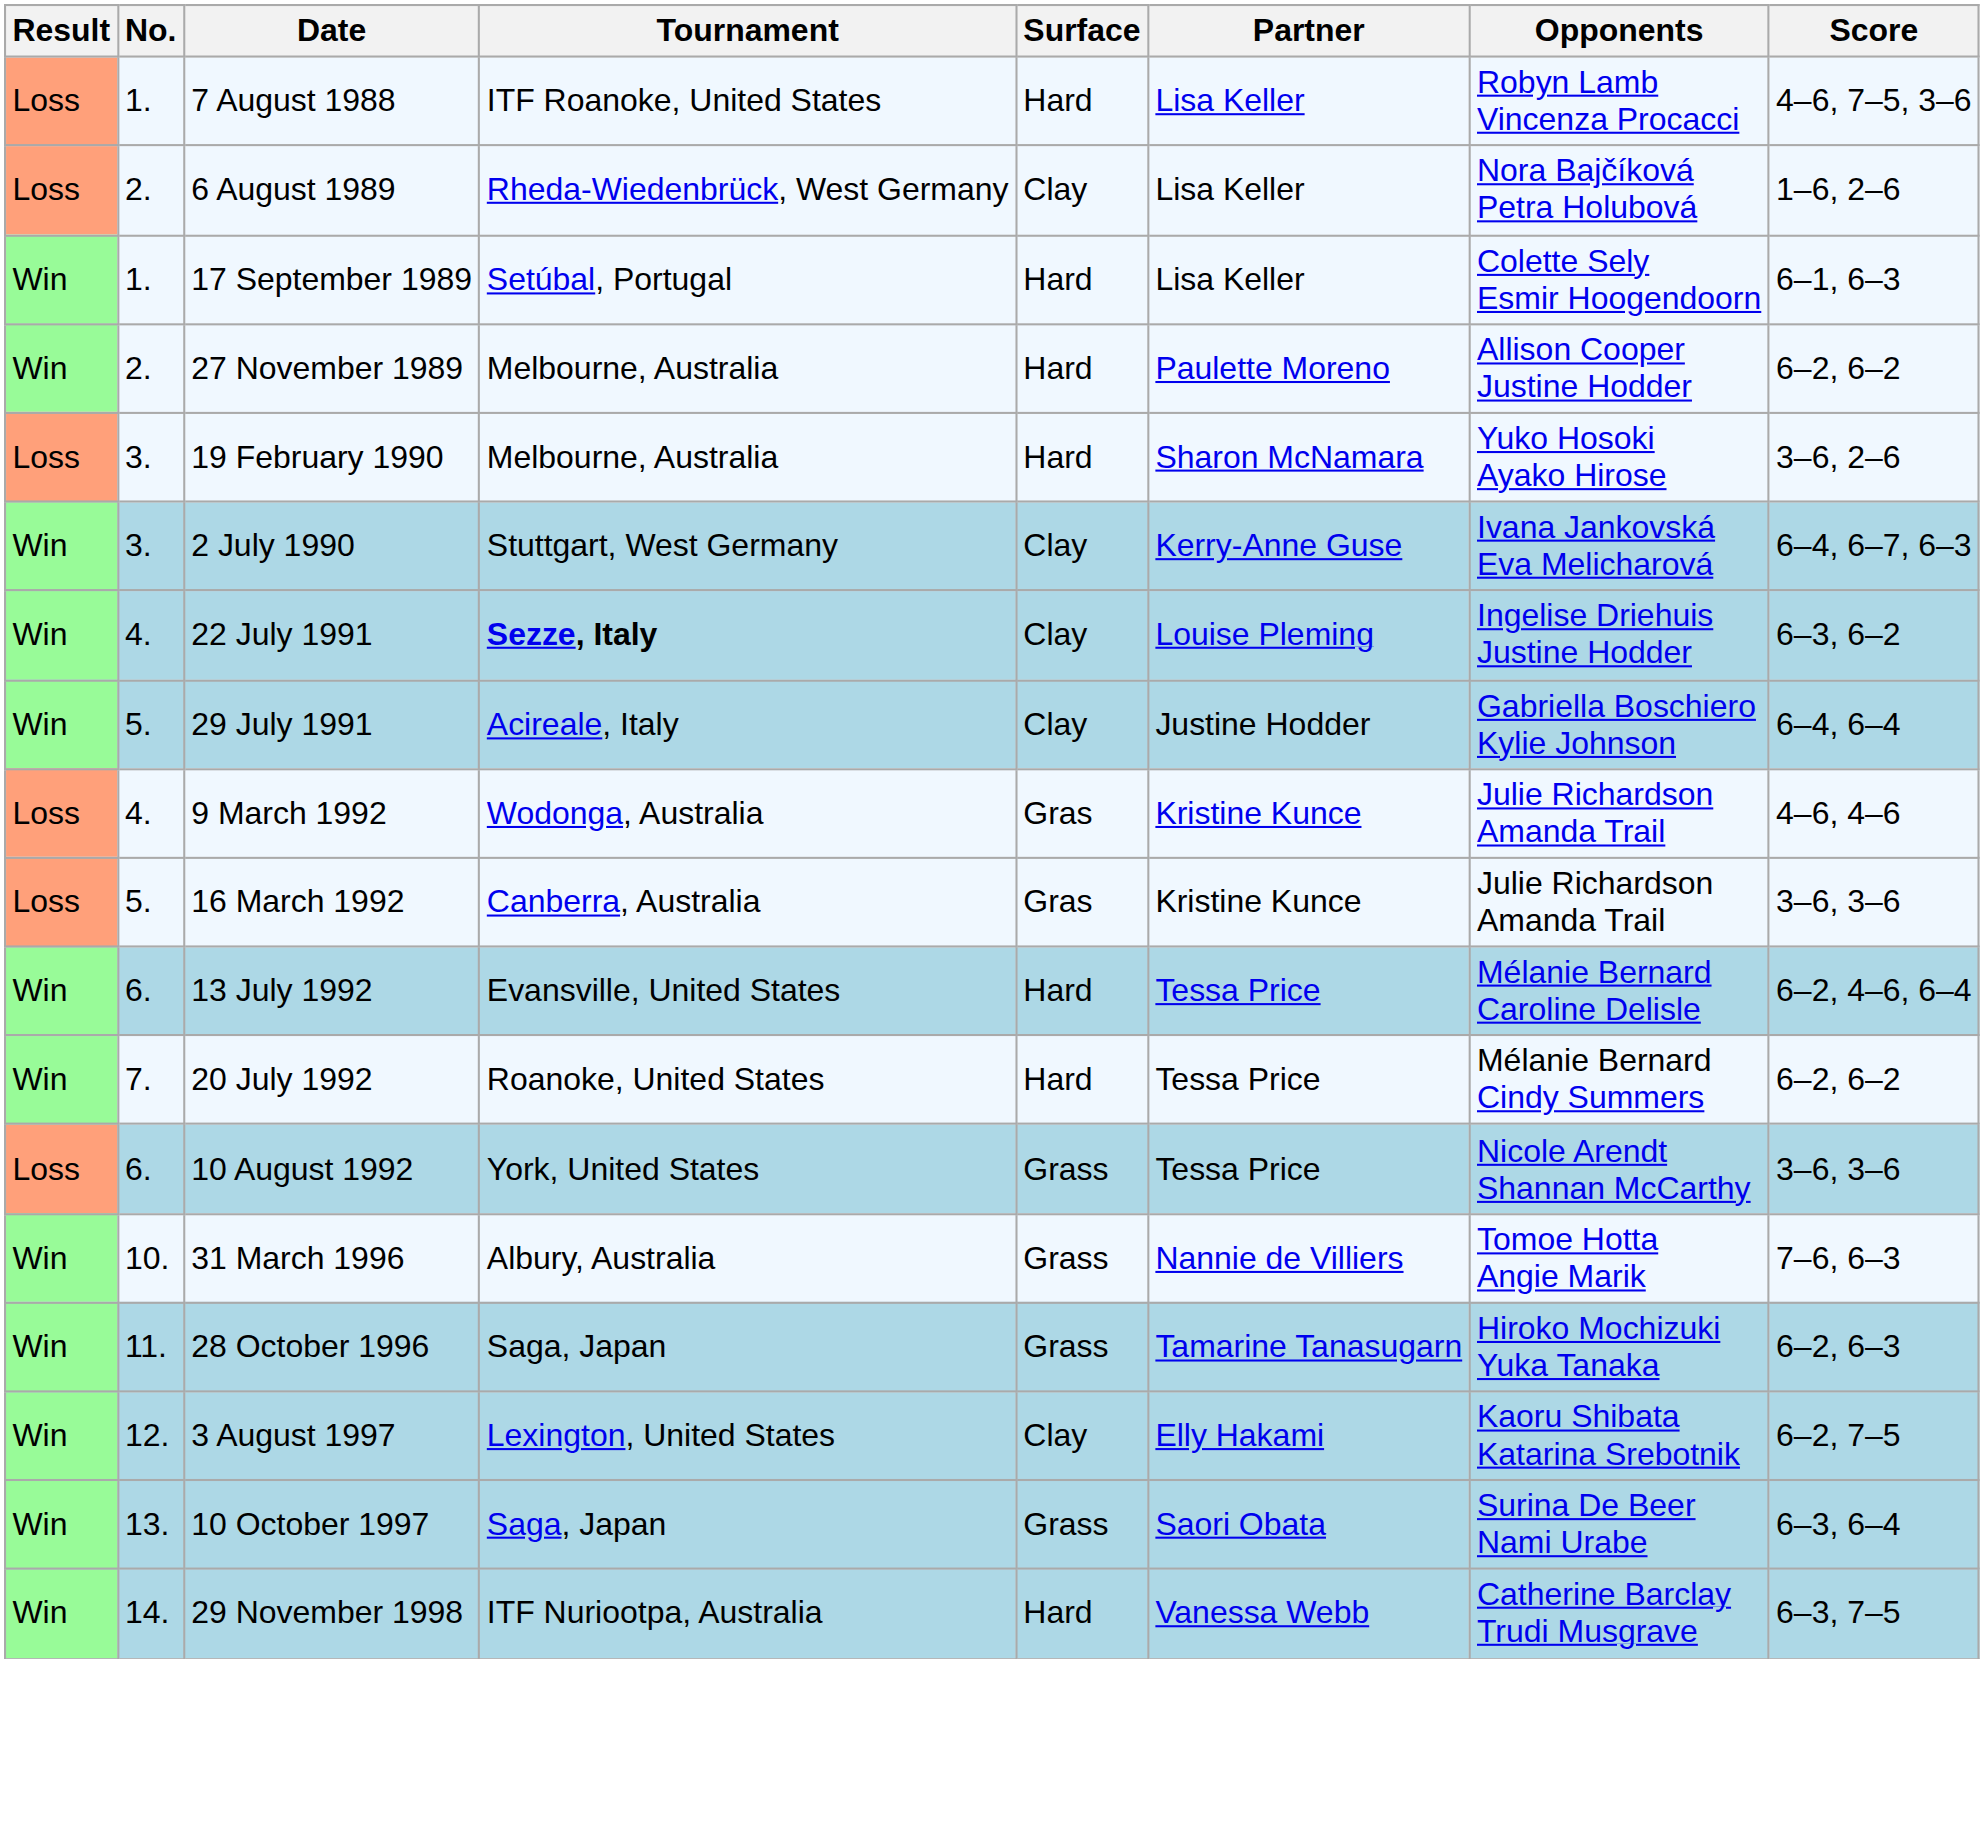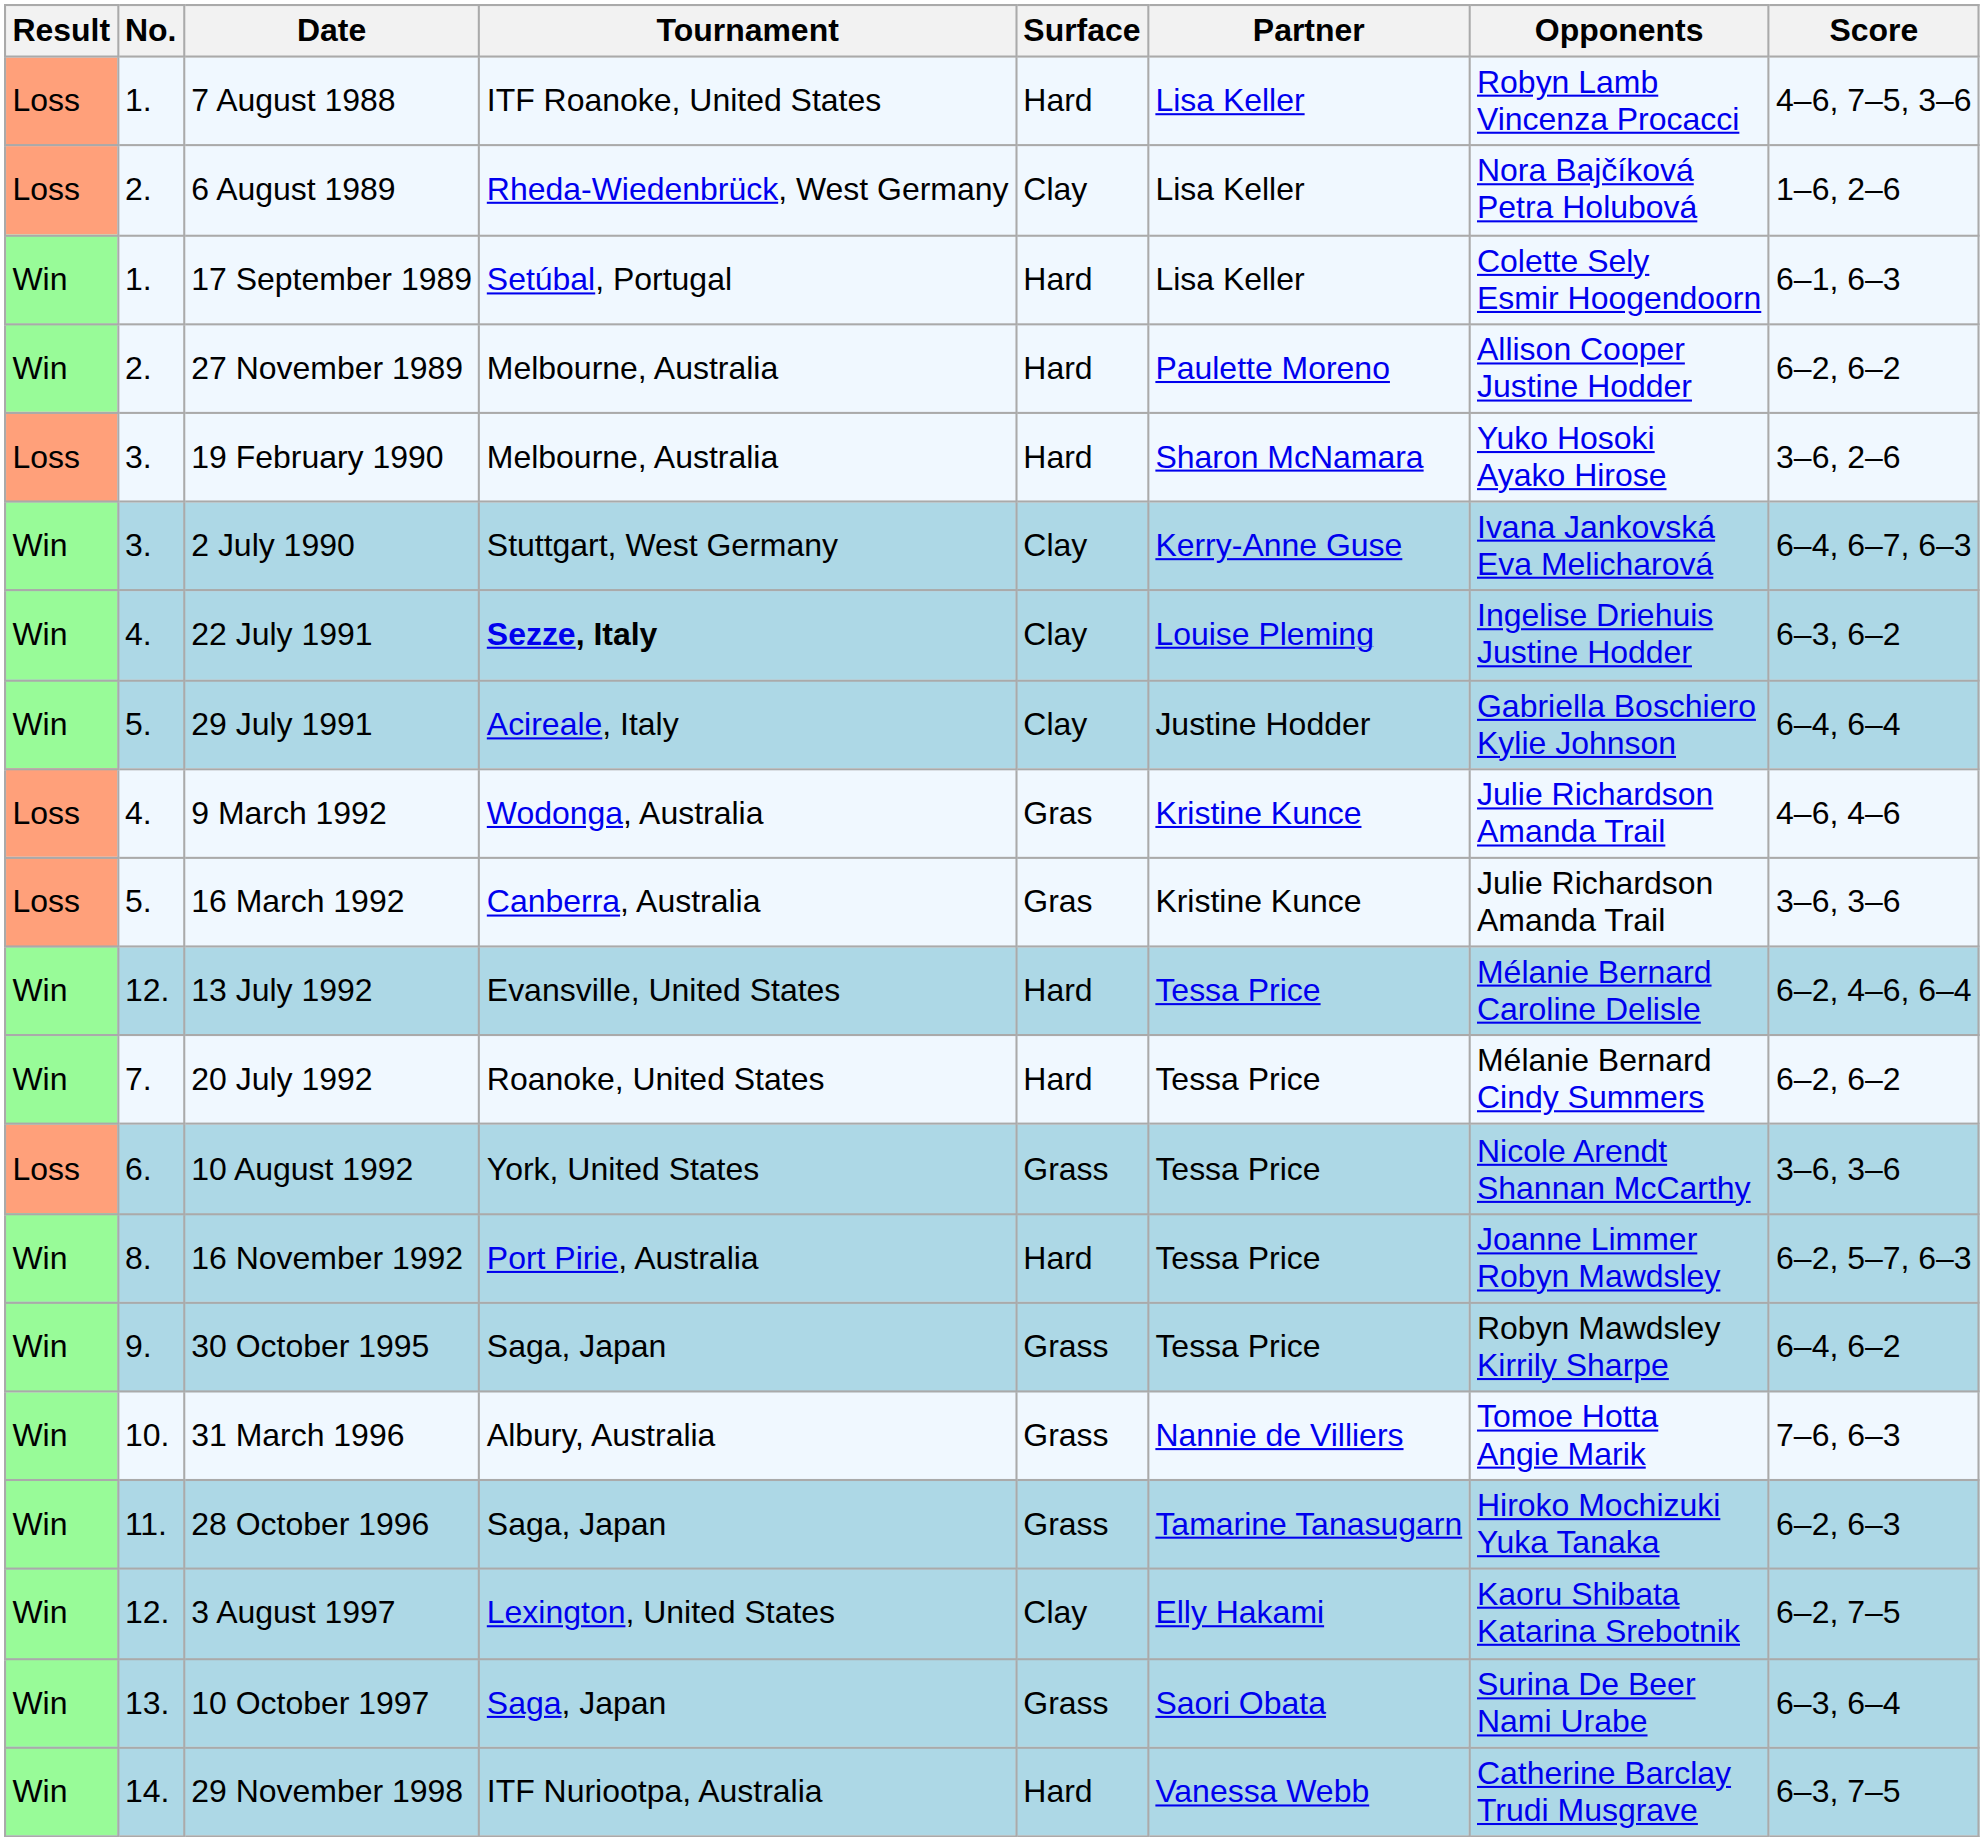(138, 990) 6. -> (147, 990) 12.
+ row: (327, 1256)
+ row: (310, 1345)
